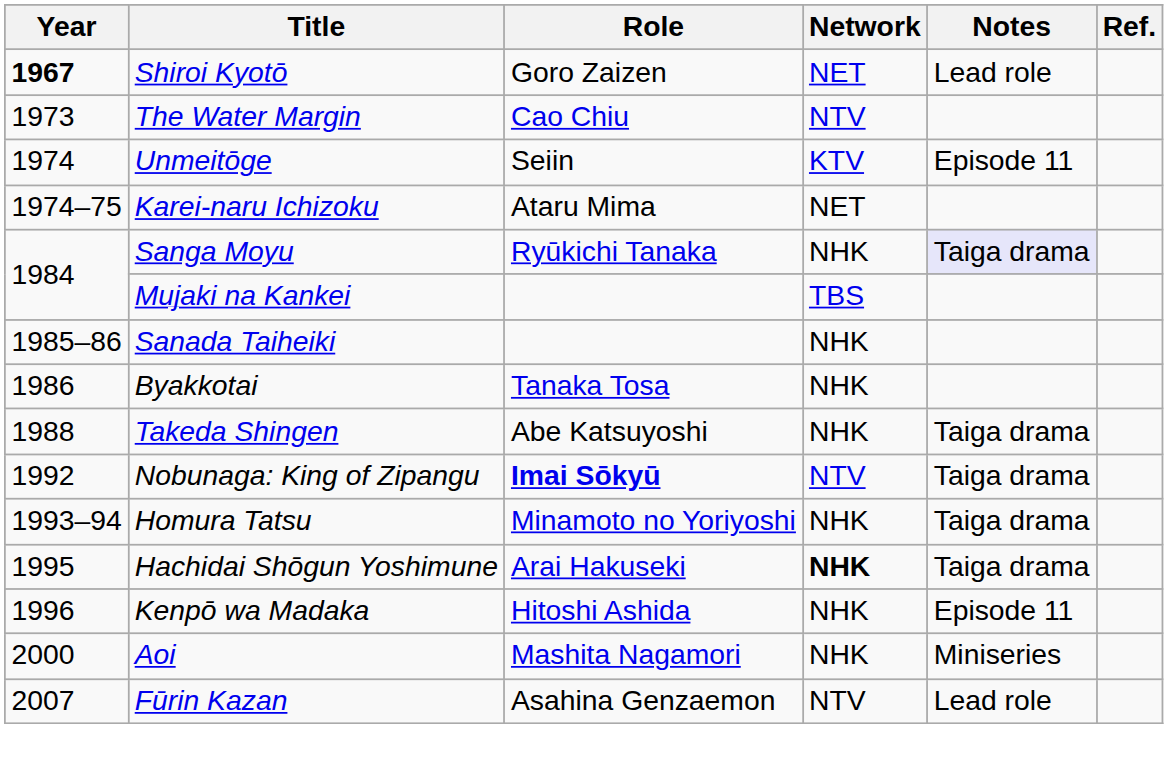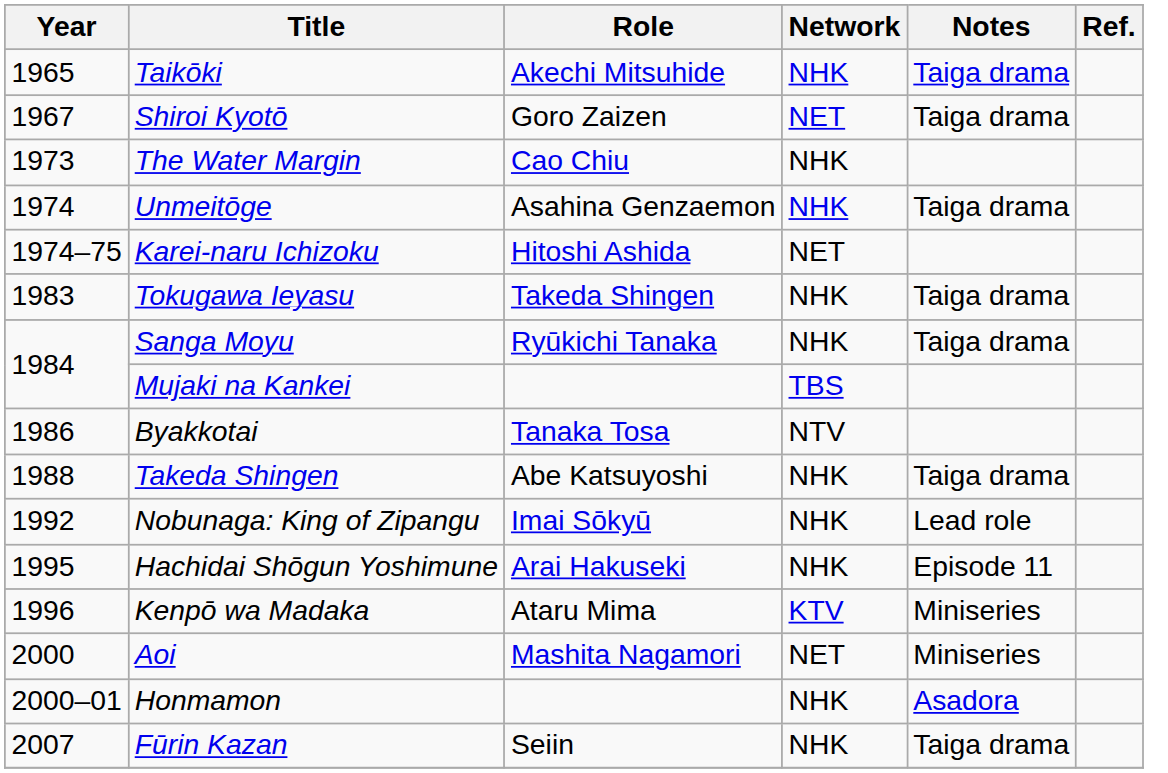+ row: (178, 71)
(43, 71) bold -> (43, 116) normal
(993, 71) Lead role -> (991, 116) Taiga drama
(837, 116) NTV -> (818, 161) NHK
(542, 161) Seiin -> (643, 206) Asahina Genzaemon
(837, 161) KTV -> (818, 206) NHK
(1004, 161) Episode 11 -> (991, 206) Taiga drama
(583, 206) Ataru Mima -> (601, 251) Hitoshi Ashida
+ row: (244, 296)
(1012, 251) lavender background -> (991, 341) no background
- row: (235, 341)
(839, 386) NHK -> (817, 431) NTV
(586, 476) bold -> (581, 521) normal
(837, 476) NTV -> (818, 521) NHK
(1012, 476) Taiga drama -> (972, 521) Lead role
- row: (223, 521)
(840, 565) bold -> (818, 565) normal
(1012, 565) Taiga drama -> (983, 565) Episode 11
(601, 610) Hitoshi Ashida -> (583, 610) Ataru Mima
(839, 610) NHK -> (816, 610) KTV
(1004, 610) Episode 11 -> (977, 610) Miniseries
(839, 655) NHK -> (817, 655) NET
+ row: (208, 700)
(643, 700) Asahina Genzaemon -> (542, 745) Seiin
(837, 700) NTV -> (818, 745) NHK
(993, 700) Lead role -> (991, 745) Taiga drama
